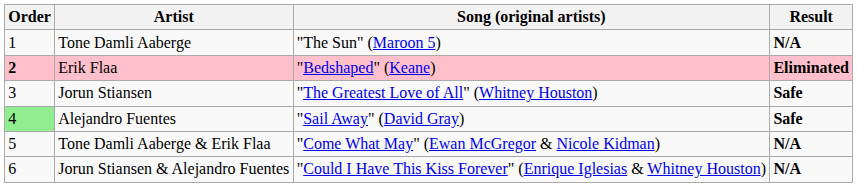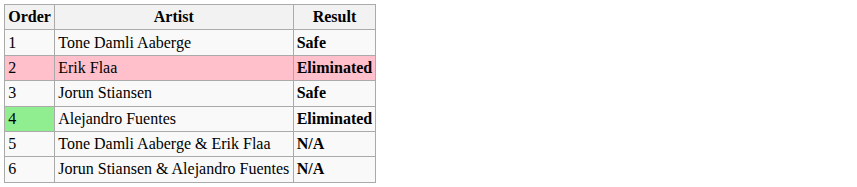- column: (531, 17)
(787, 42) N/A -> (311, 42) Safe
(12, 67) bold -> (12, 67) normal
(788, 118) Safe -> (334, 118) Eliminated
